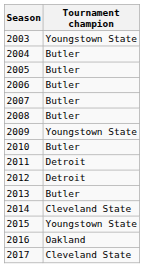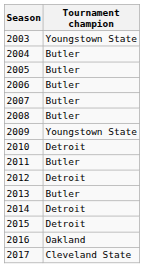(63, 147) Butler -> (65, 147) Detroit
(65, 162) Detroit -> (63, 162) Butler
(88, 209) Cleveland State -> (65, 209) Detroit
(91, 224) Youngstown State -> (65, 224) Detroit
